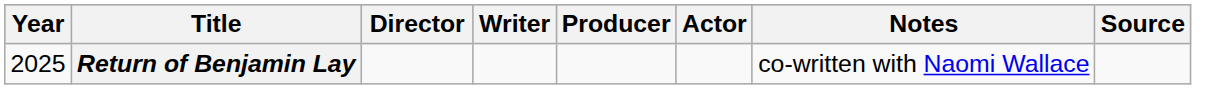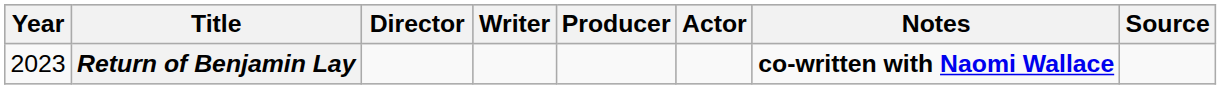(38, 63) 2025 -> (38, 63) 2023
(924, 63) normal -> (936, 63) bold
